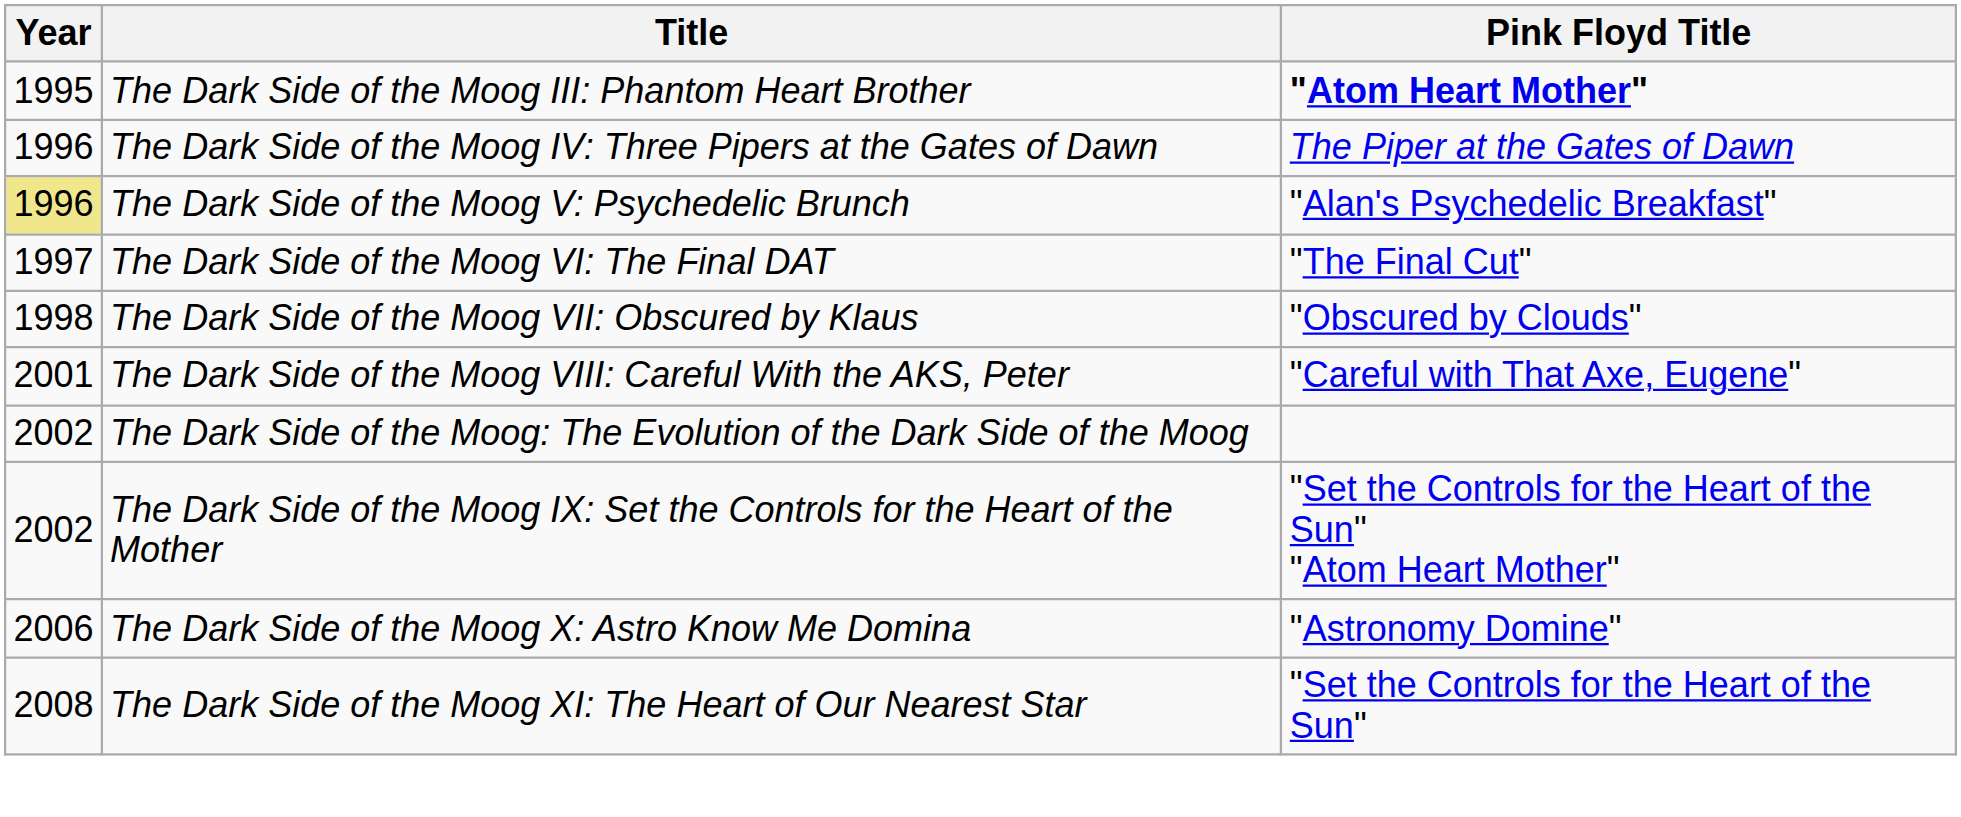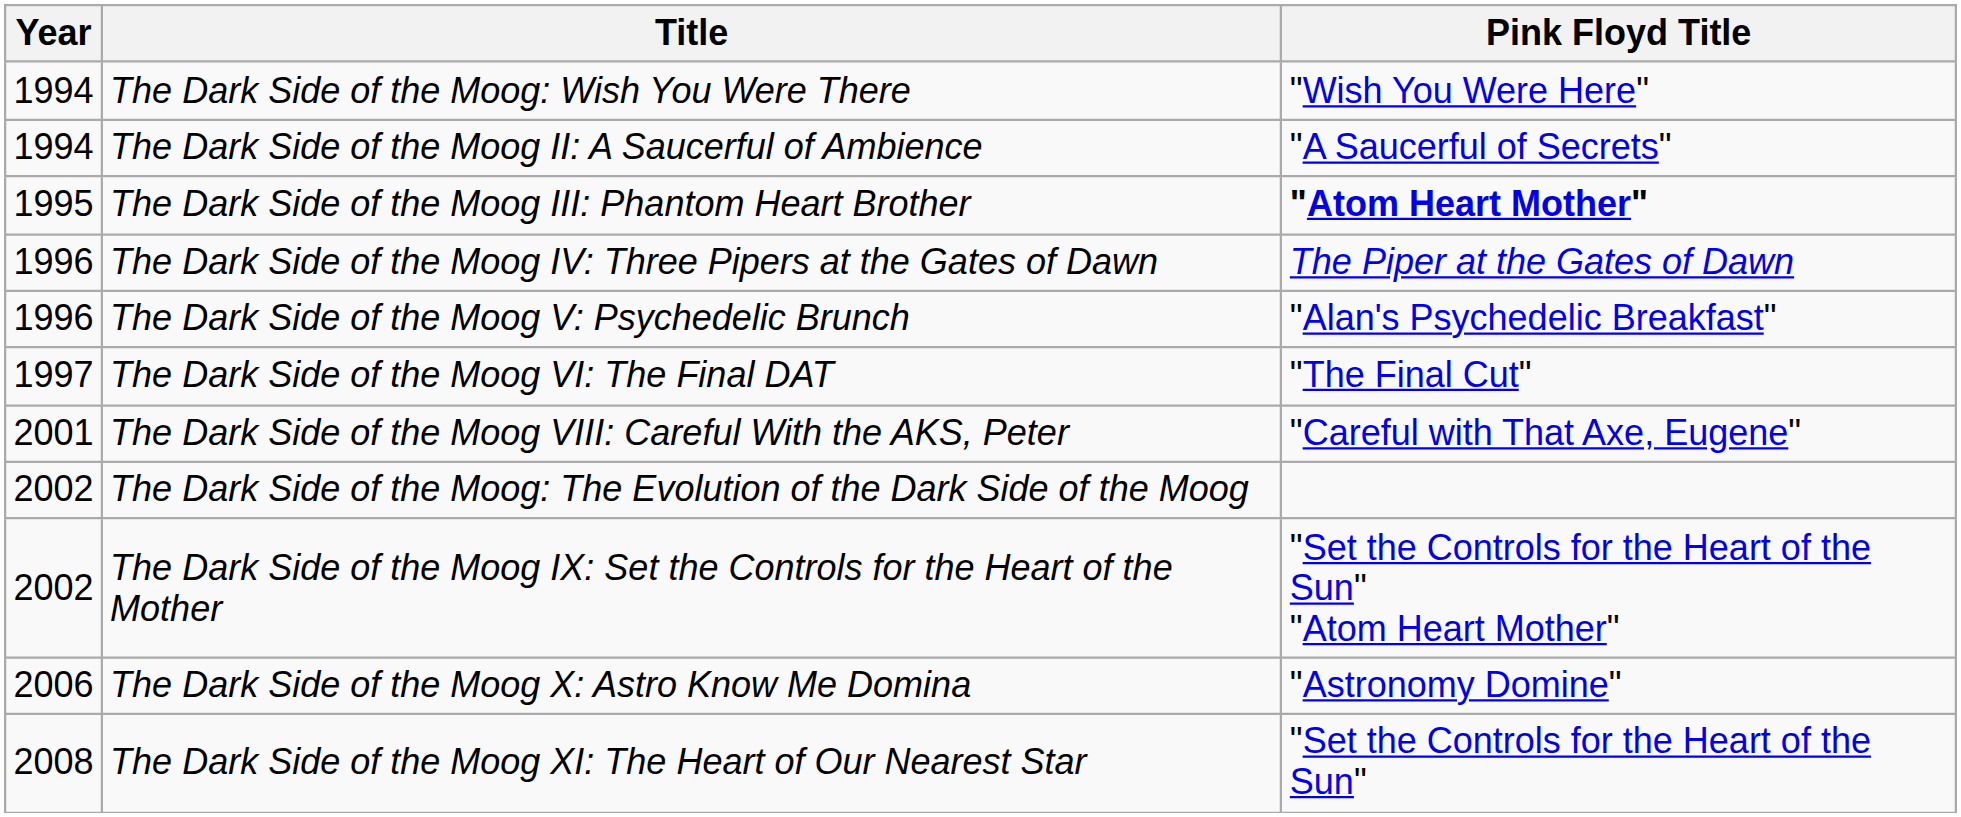+ row: (510, 90)
+ row: (546, 147)
(53, 204) khaki background -> (53, 318) no background
- row: (514, 318)
